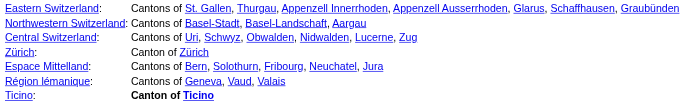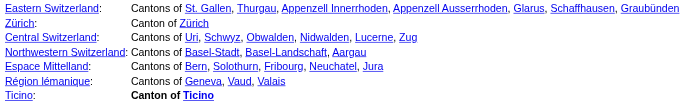rows swapped: (21, 52) <-> (67, 23)
